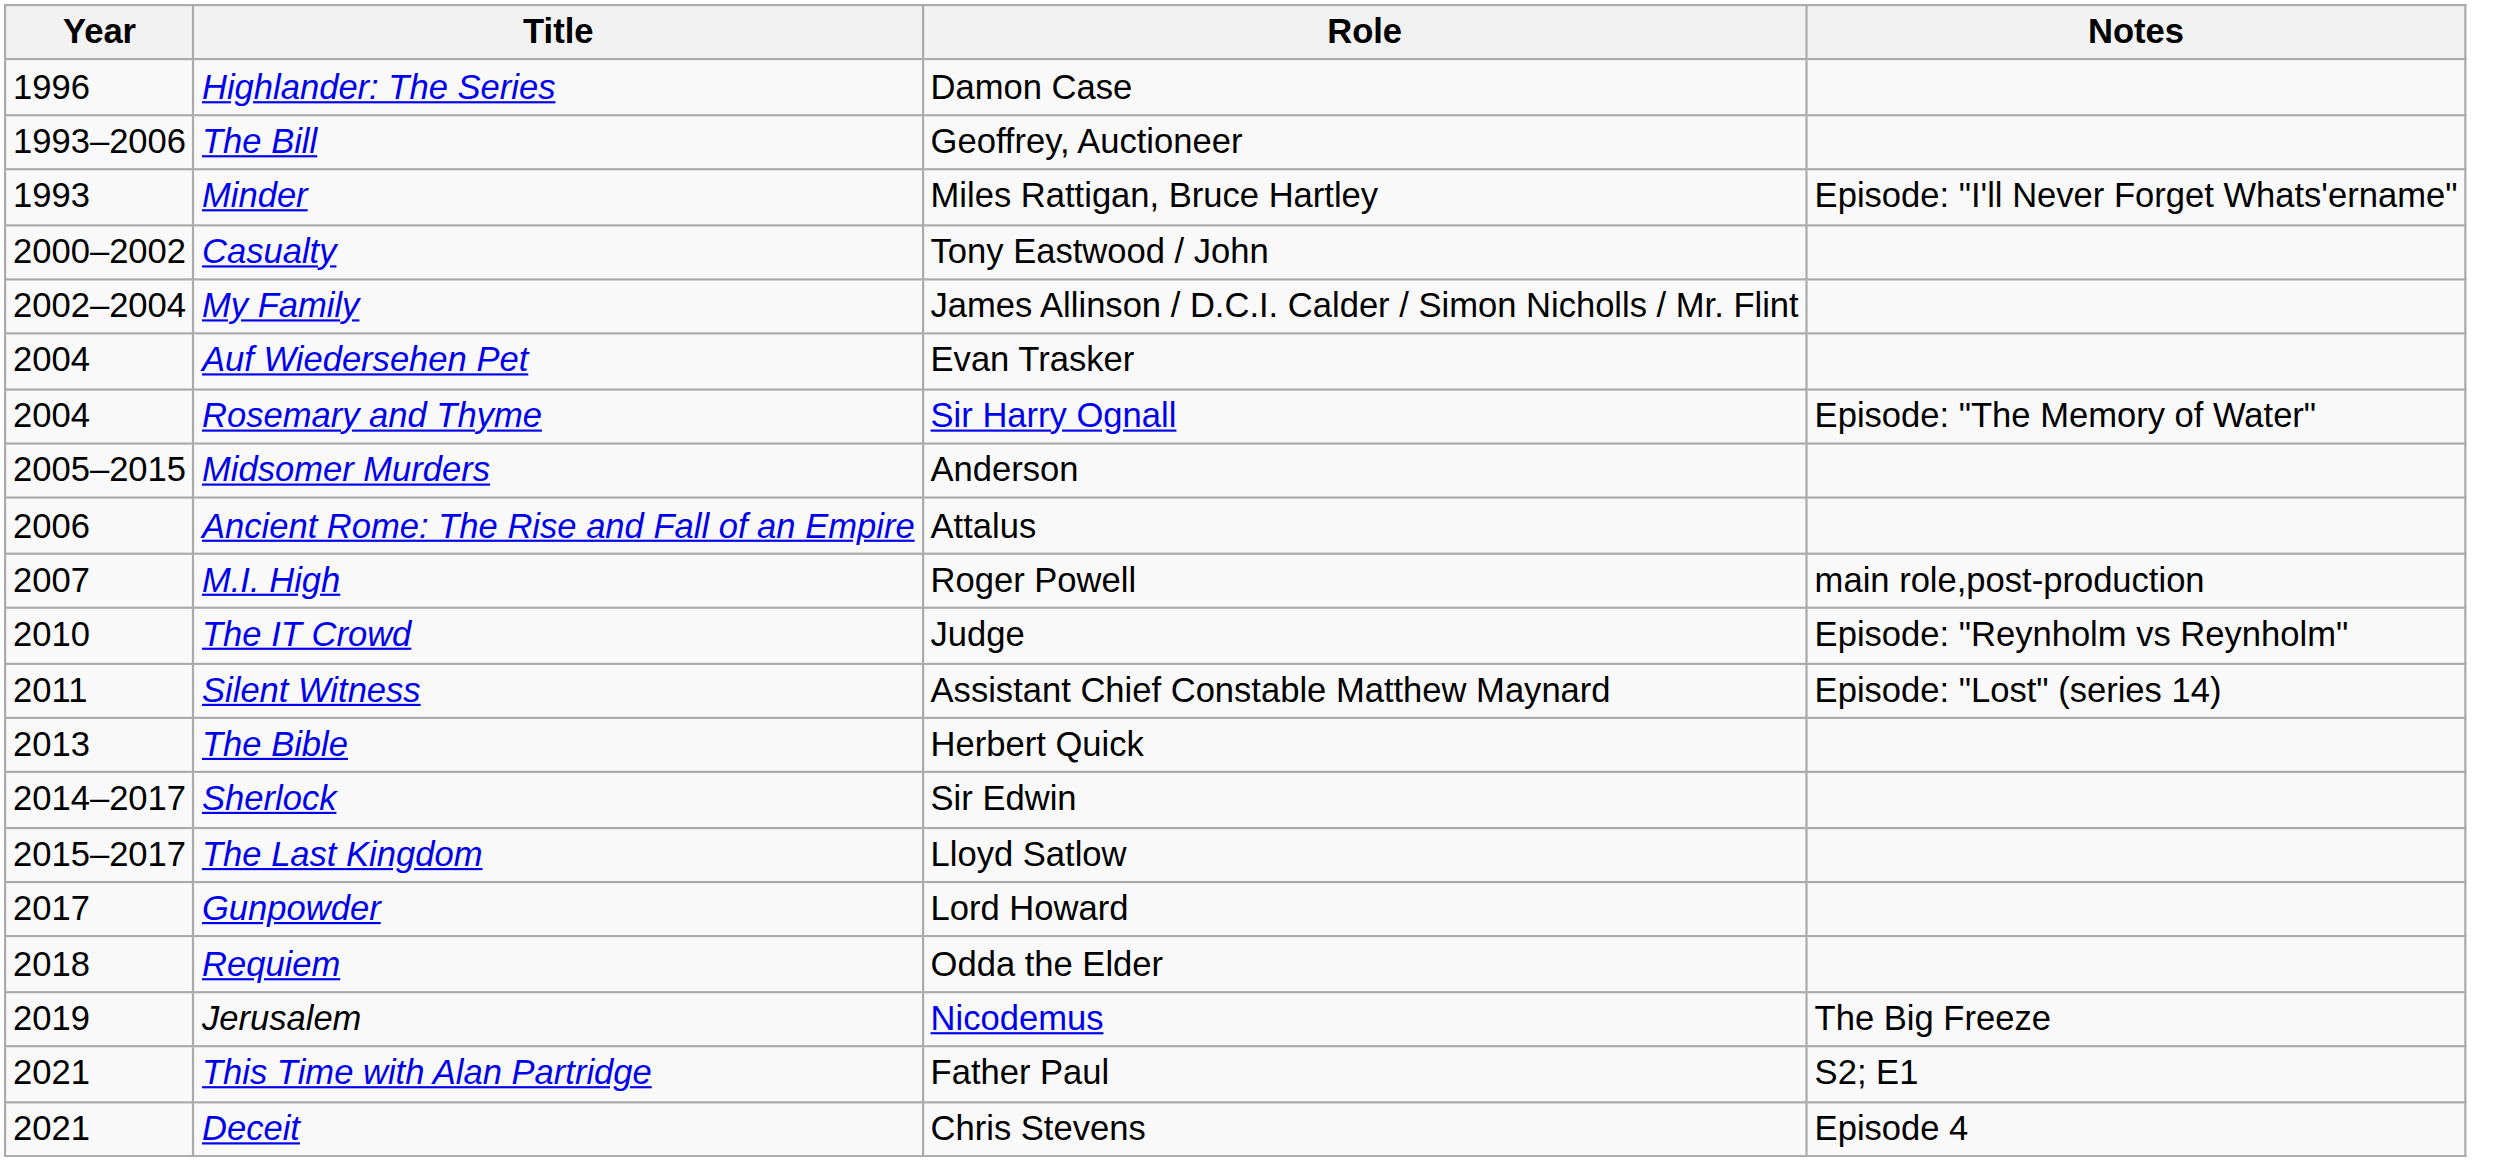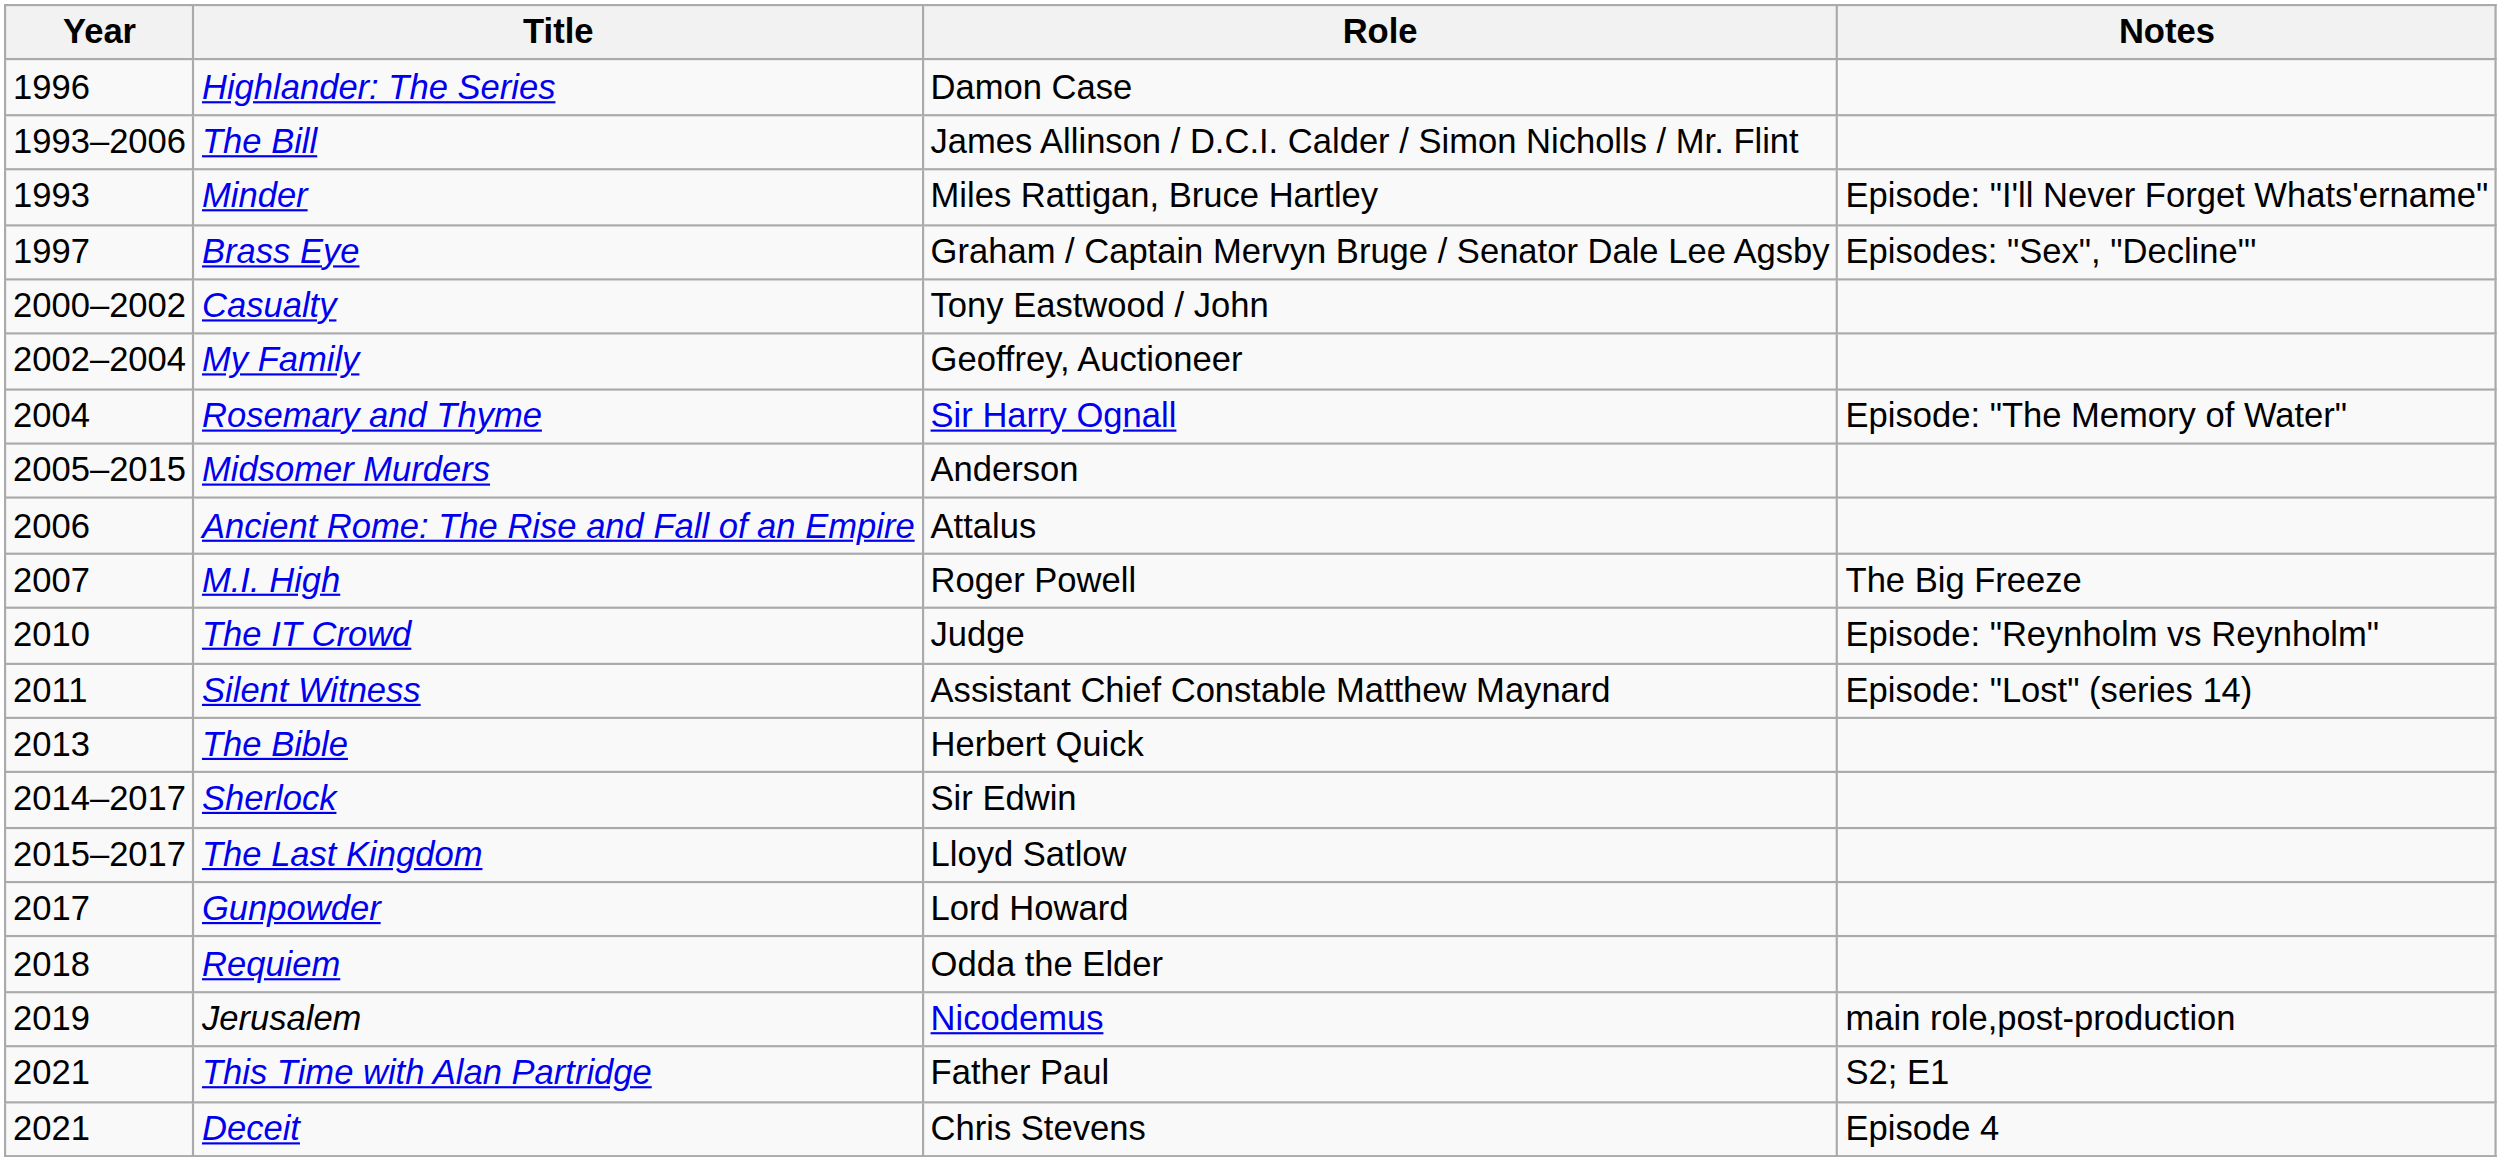(1087, 141) Geoffrey, Auctioneer -> (1365, 141) James Allinson / D.C.I. Calder / Simon Nicholls / Mr. Flint
+ row: (281, 251)
(1365, 305) James Allinson / D.C.I. Calder / Simon Nicholls / Mr. Flint -> (1087, 360) Geoffrey, Auctioneer
- row: (365, 360)
(2010, 580) main role,post-production -> (1964, 580) The Big Freeze
(1933, 1018) The Big Freeze -> (2041, 1018) main role,post-production
